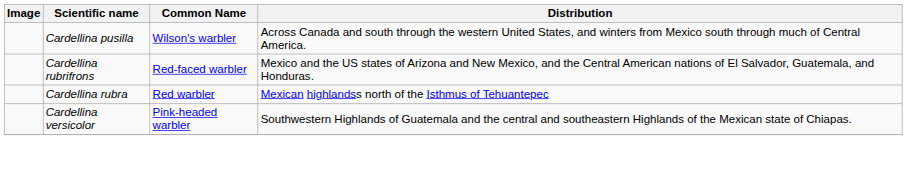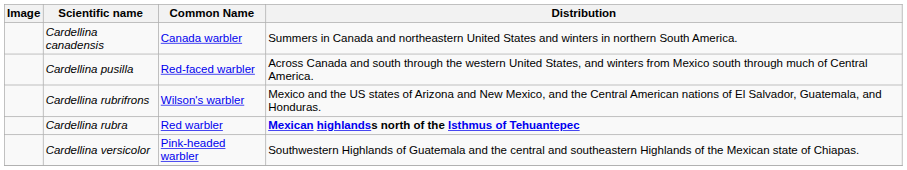+ row: (75, 38)
(194, 38) Wilson's warbler -> (208, 69) Red-faced warbler
(200, 69) Red-faced warbler -> (203, 100) Wilson's warbler
(405, 94) normal -> (424, 125) bold
